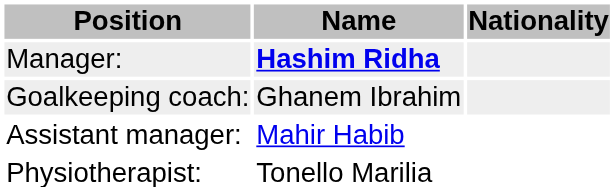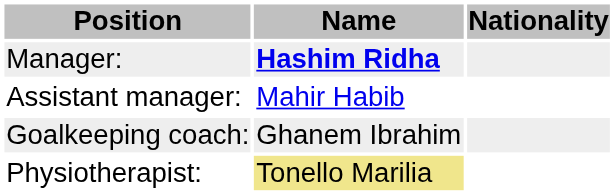rows swapped: (124, 134) <-> (128, 96)
(344, 172) no background -> (344, 172) khaki background
